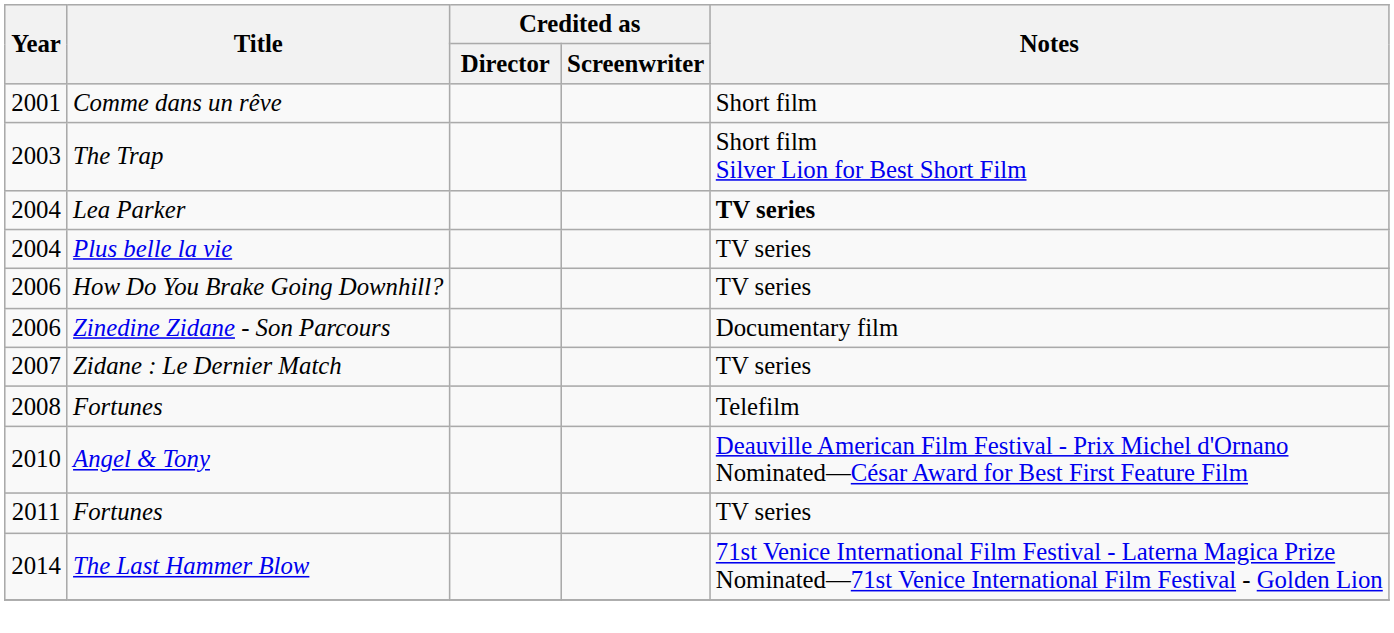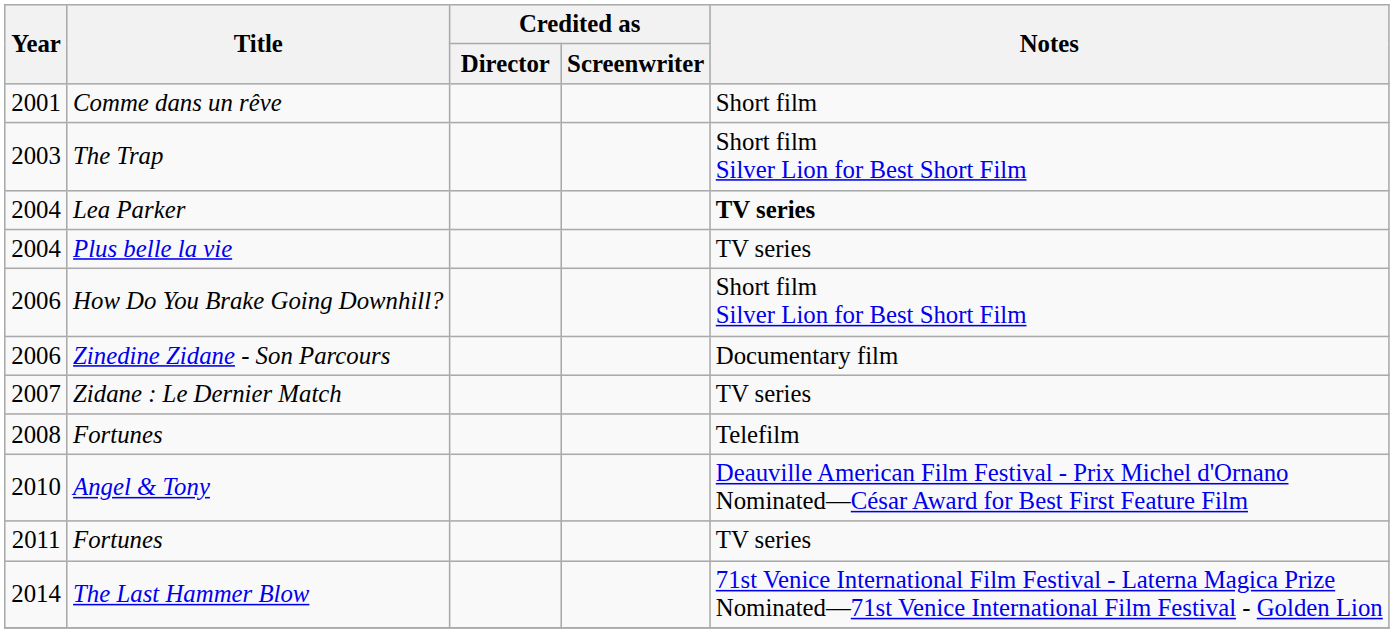(763, 288) TV series -> (871, 302) Short film Silver Lion for Best Short Film
